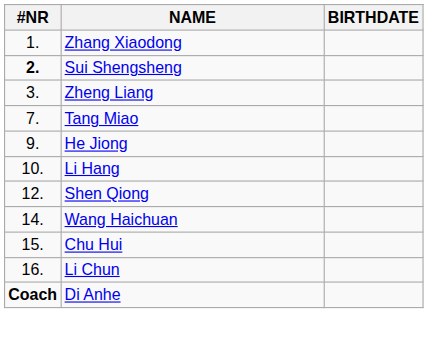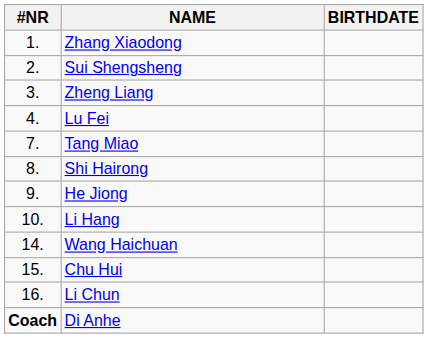(33, 68) bold -> (33, 68) normal
+ row: (87, 119)
+ row: (106, 169)
- row: (107, 194)
